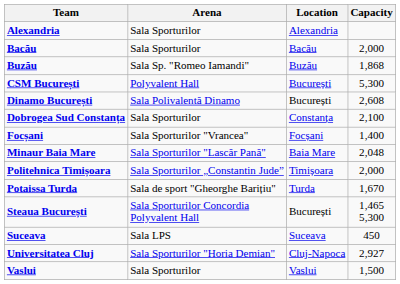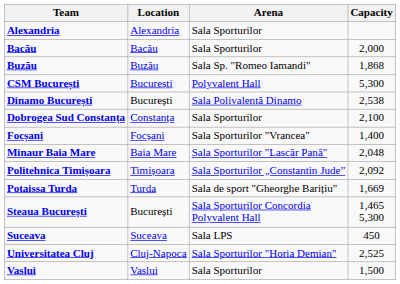columns swapped: (317, 13) <-> (207, 13)
(372, 100) 2,608 -> (372, 100) 2,538
(372, 170) 2,000 -> (372, 170) 2,092
(372, 188) 1,670 -> (372, 188) 1,669
(372, 253) 2,927 -> (372, 253) 2,525
